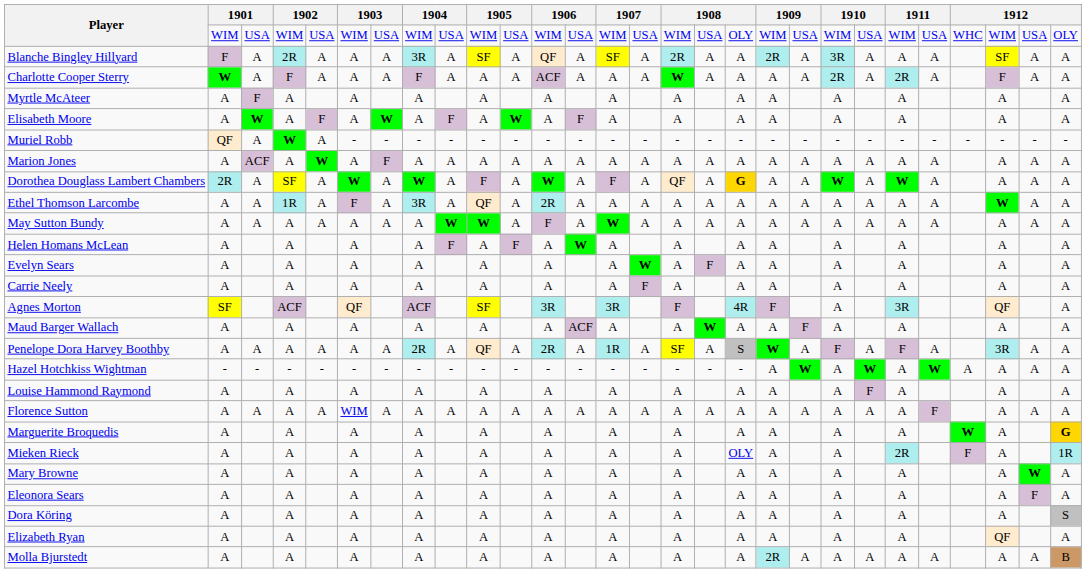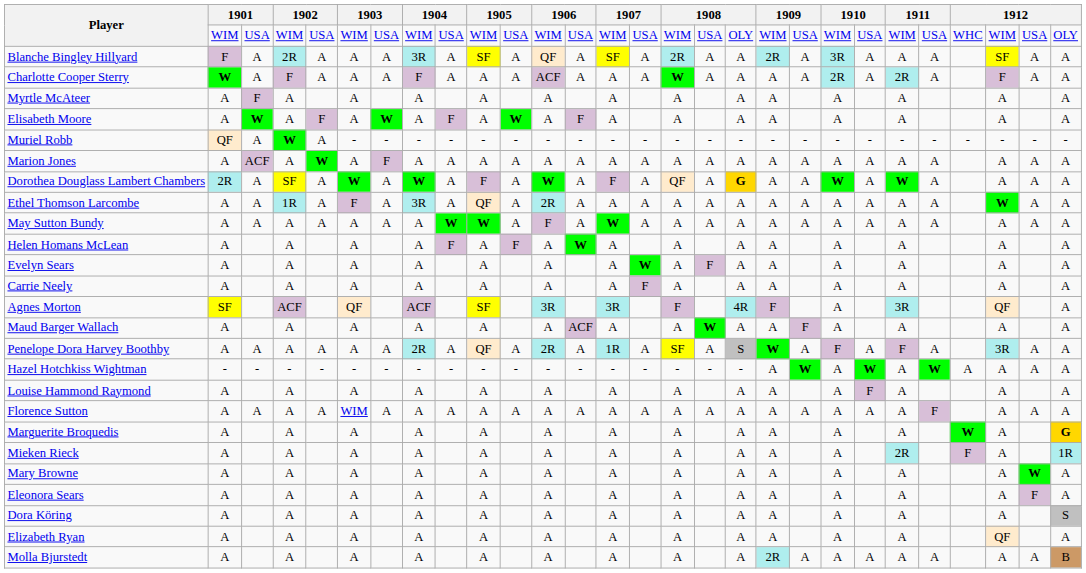(741, 452) OLY -> (741, 452) A
